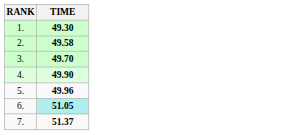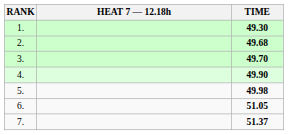+ column: (134, 12)
(63, 44) 49.58 -> (257, 44) 49.68
(63, 91) 49.96 -> (257, 91) 49.98
(63, 106) paleturquoise background -> (257, 106) no background
